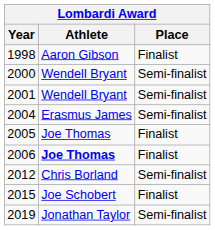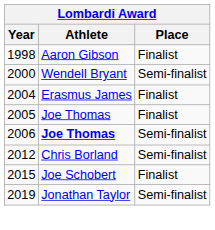- row: (21, 94)
(172, 114) Semi-finalist -> (158, 94) Finalist
(158, 154) Finalist -> (172, 134) Semi-finalist
